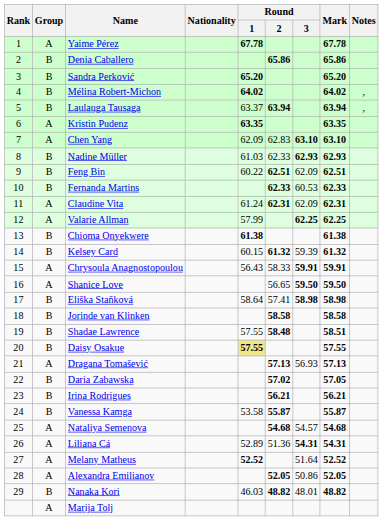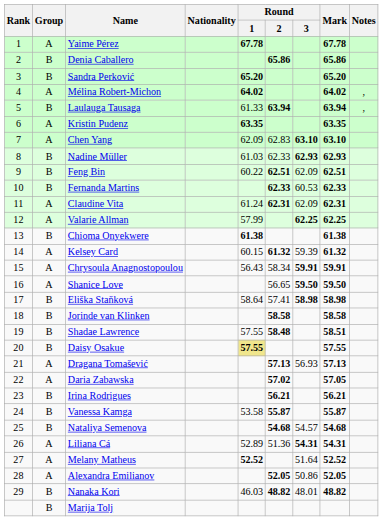(49, 92) B -> (49, 92) A
(252, 108) 63.37 -> (252, 108) 61.33
(49, 252) B -> (49, 252) A
(279, 268) 58.33 -> (279, 268) 58.34
(49, 380) B -> (49, 380) A
(49, 428) A -> (49, 428) B
(49, 508) A -> (49, 508) B
